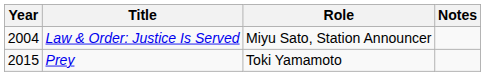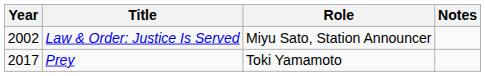(23, 37) 2004 -> (23, 37) 2002
(23, 60) 2015 -> (23, 60) 2017
